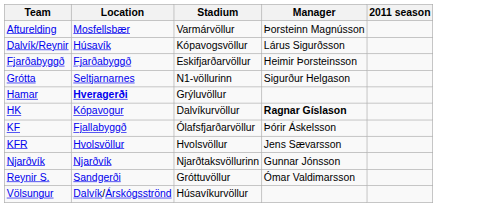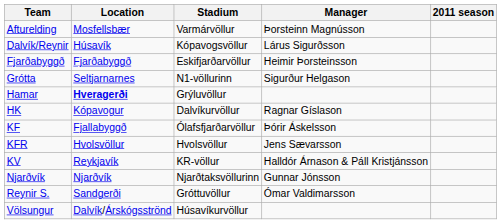(305, 111) bold -> (303, 111) normal
+ row: (14, 161)
